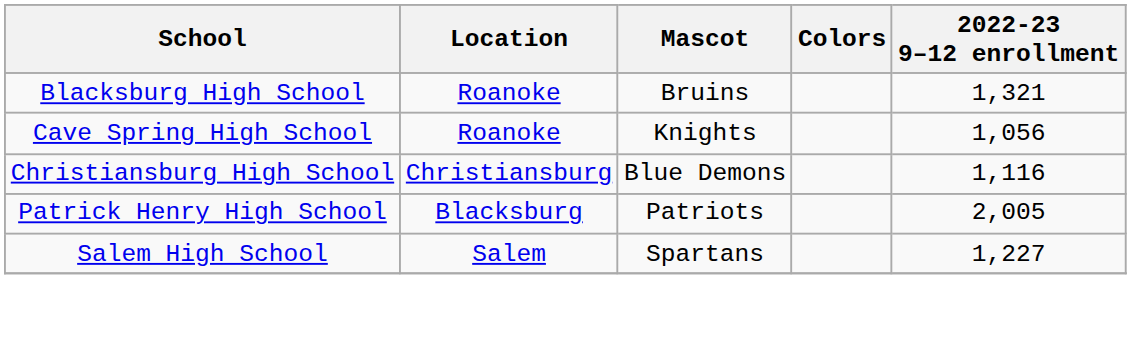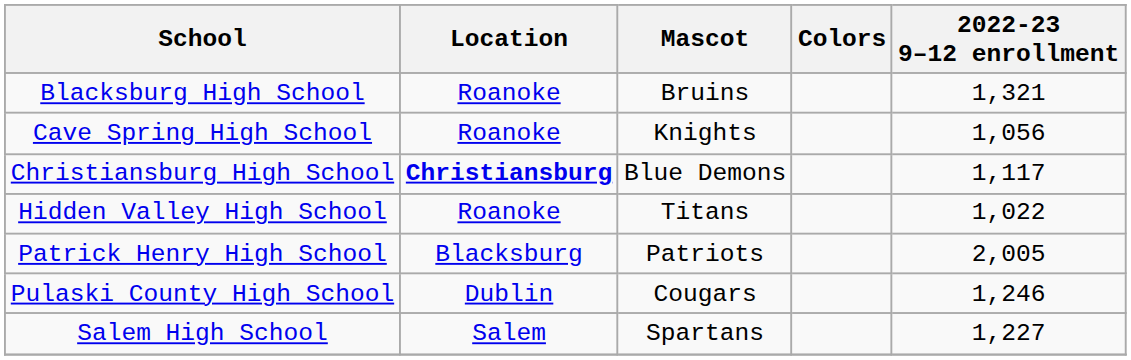(509, 173) normal -> (509, 173) bold
(1009, 173) 1,116 -> (1009, 173) 1,117
+ row: (202, 213)
+ row: (202, 294)
